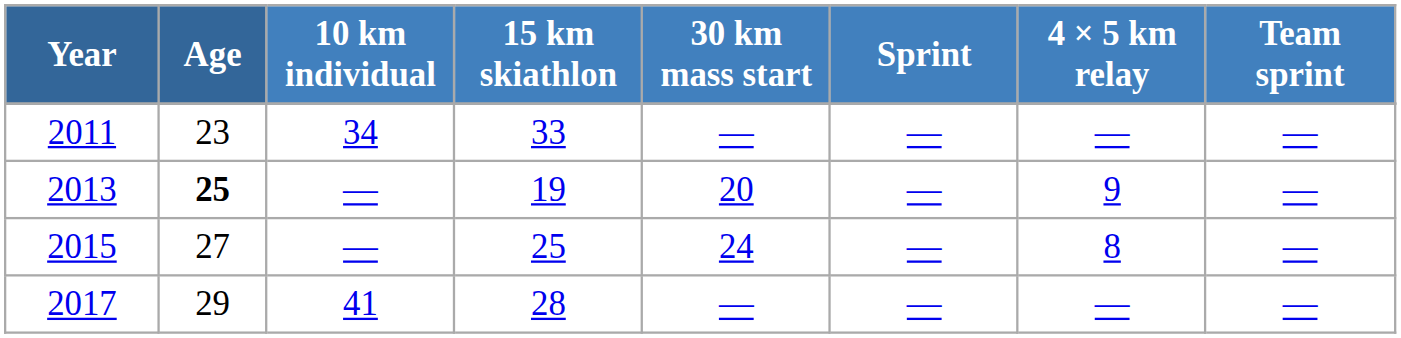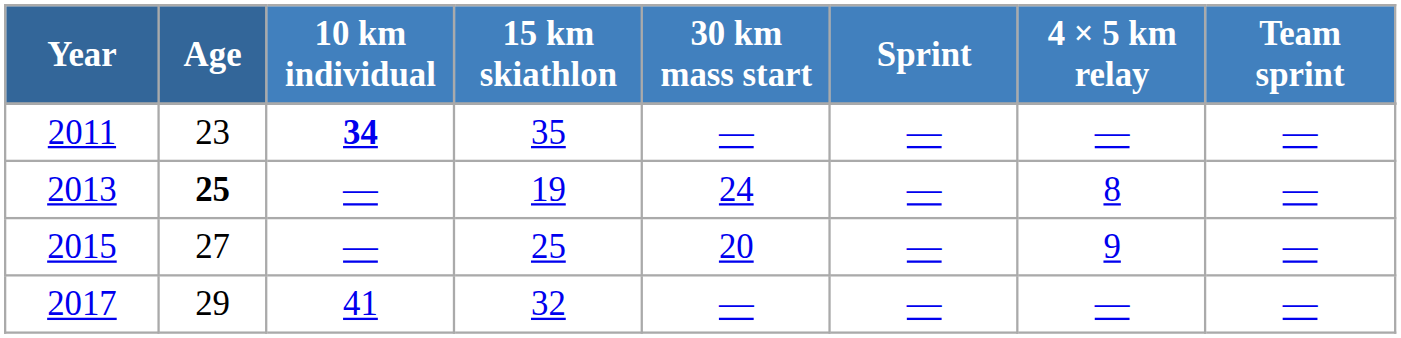(360, 131) normal -> (360, 131) bold
(548, 131) 33 -> (548, 131) 35
(736, 189) 20 -> (736, 189) 24
(1112, 189) 9 -> (1112, 189) 8
(736, 246) 24 -> (736, 246) 20
(1112, 246) 8 -> (1112, 246) 9
(548, 304) 28 -> (548, 304) 32
